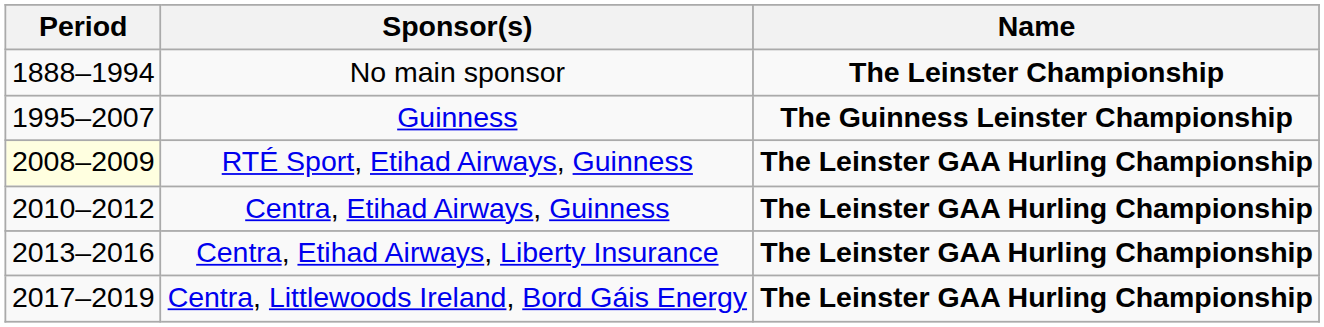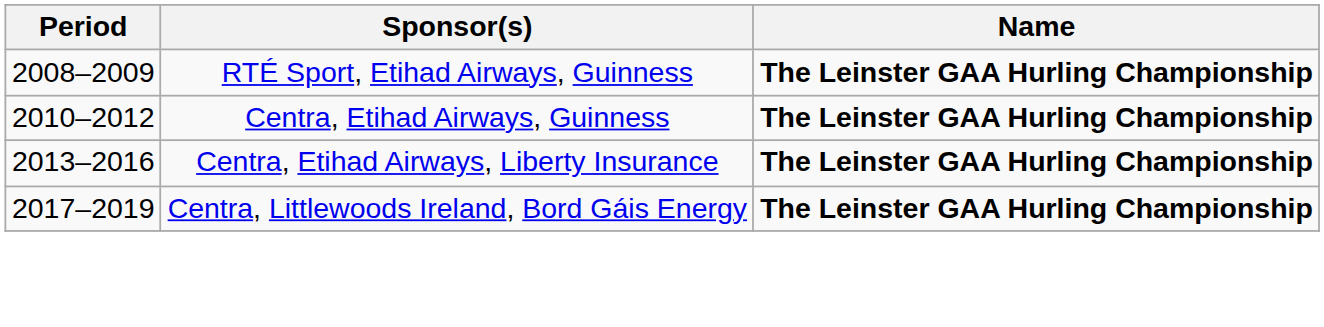- row: (457, 72)
- row: (457, 117)
(83, 162) lightyellow background -> (83, 72) no background
